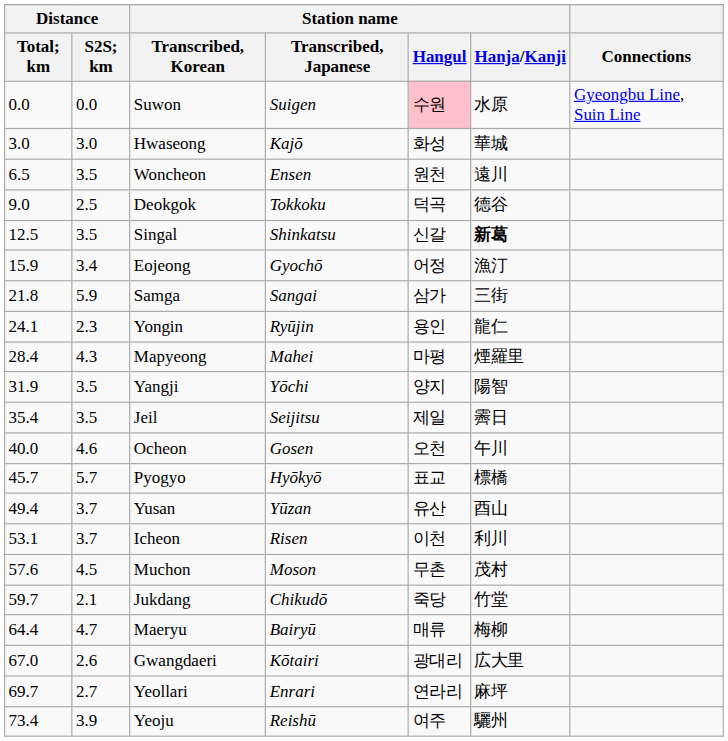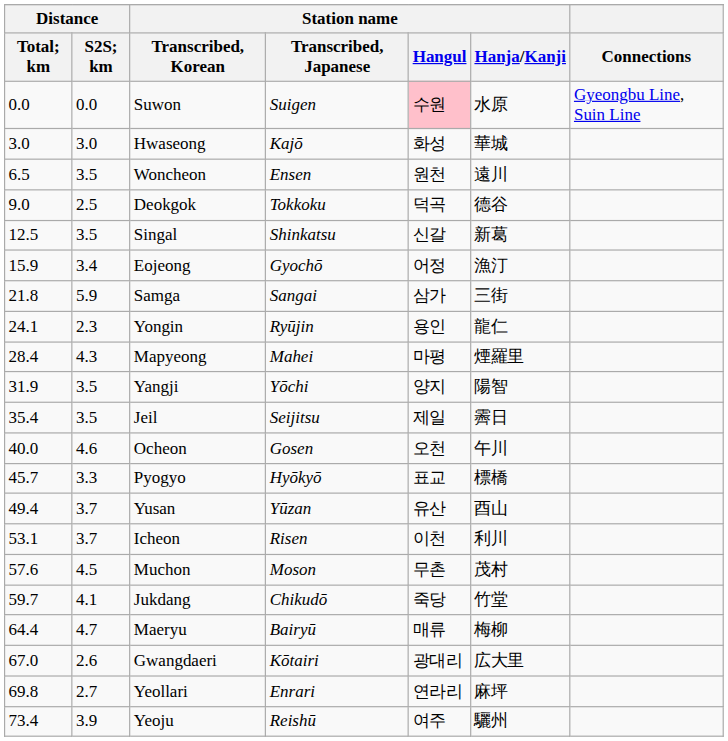(491, 235) bold -> (491, 235) normal
(87, 478) 5.7 -> (87, 478) 3.3
(87, 600) 2.1 -> (87, 600) 4.1
(23, 691) 69.7 -> (23, 691) 69.8
